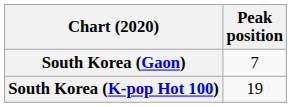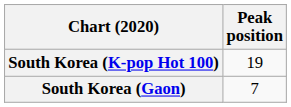rows swapped: (114, 62) <-> (114, 89)
